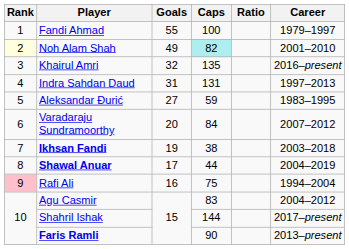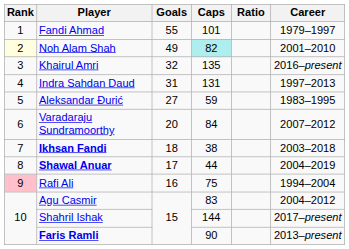(211, 30) 100 -> (211, 30) 101
(172, 148) 19 -> (172, 148) 18
